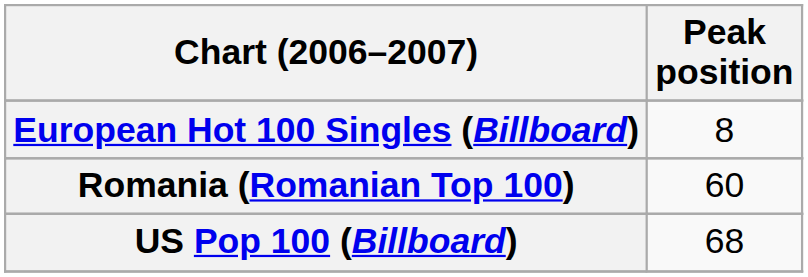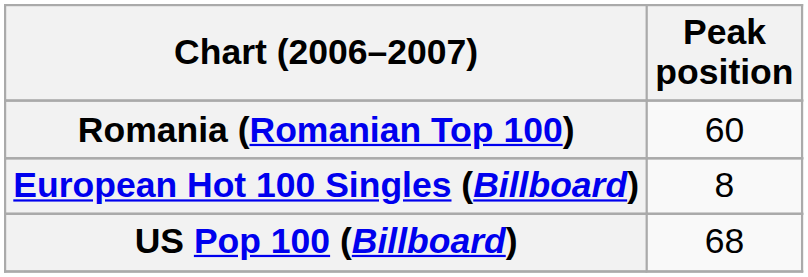rows swapped: (326, 128) <-> (326, 185)
